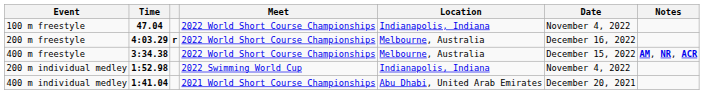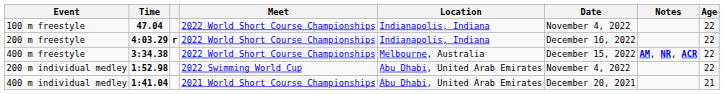+ column: (709, 11)
(432, 40) Melbourne, Australia -> (435, 40) Indianapolis, Indiana
(435, 68) Indianapolis, Indiana -> (461, 68) Abu Dhabi, United Arab Emirates
